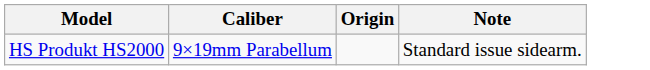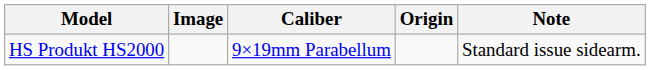+ column: (198, 19)
